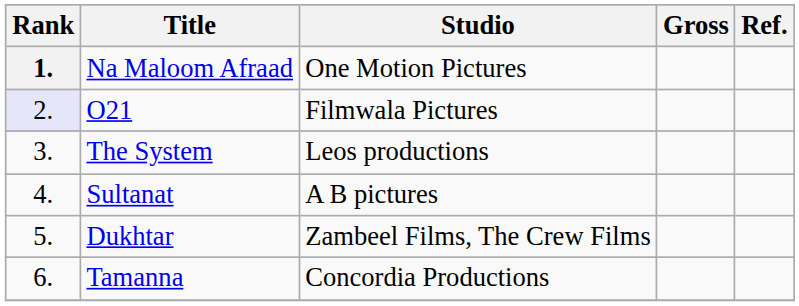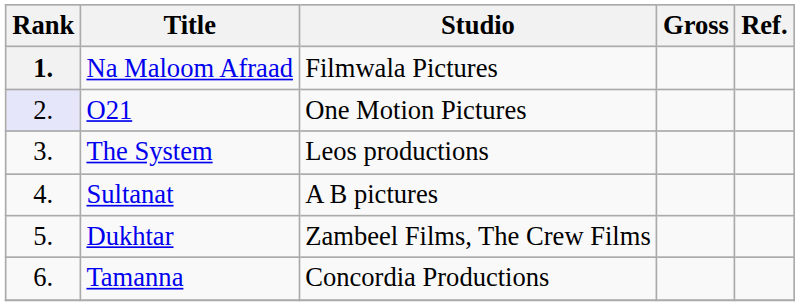(416, 67) One Motion Pictures -> (401, 67) Filmwala Pictures
(401, 109) Filmwala Pictures -> (416, 109) One Motion Pictures
